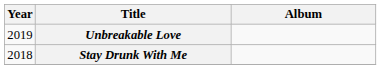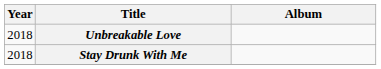(20, 34) 2019 -> (20, 34) 2018
